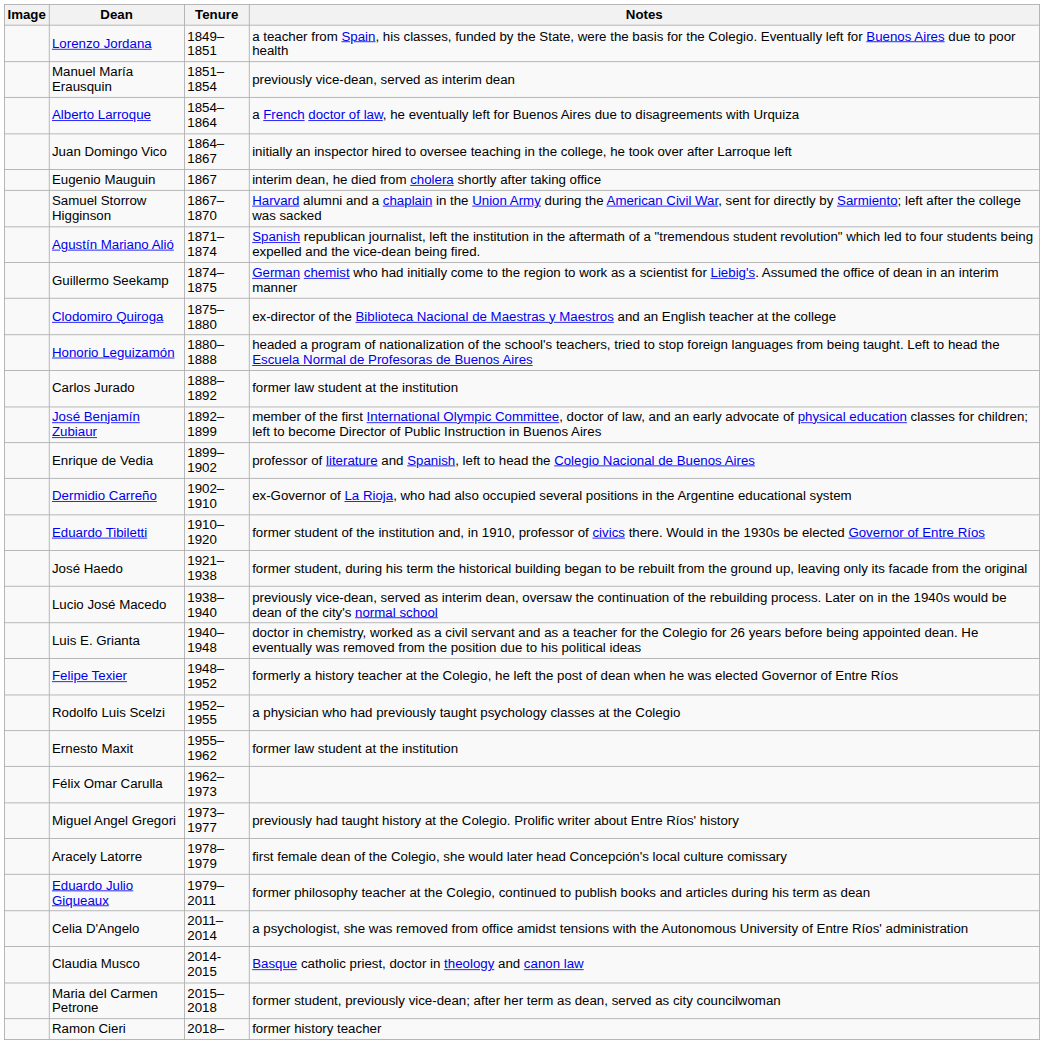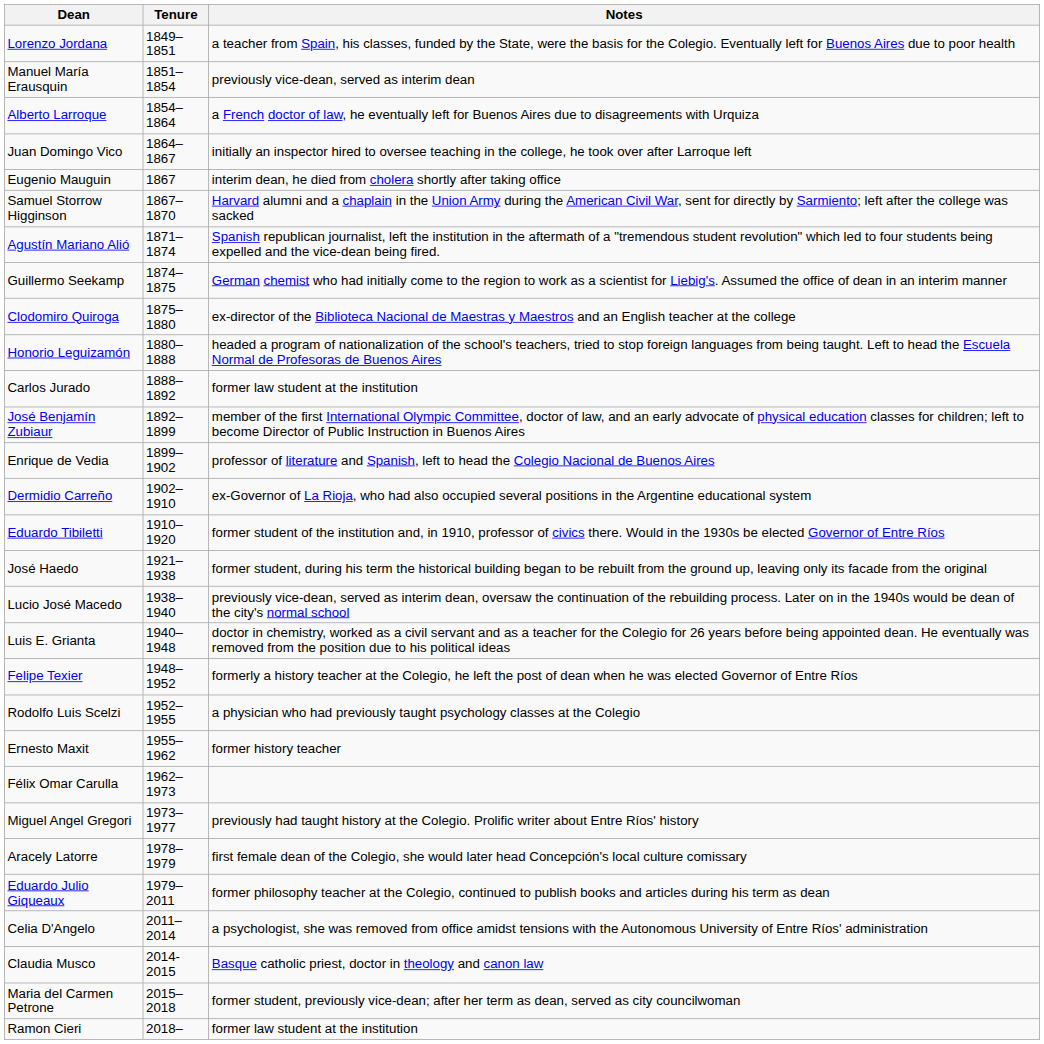- column: (27, 15)
(355, 748) former law student at the institution -> (276, 748) former history teacher
(317, 1029) former history teacher -> (315, 1029) former law student at the institution
